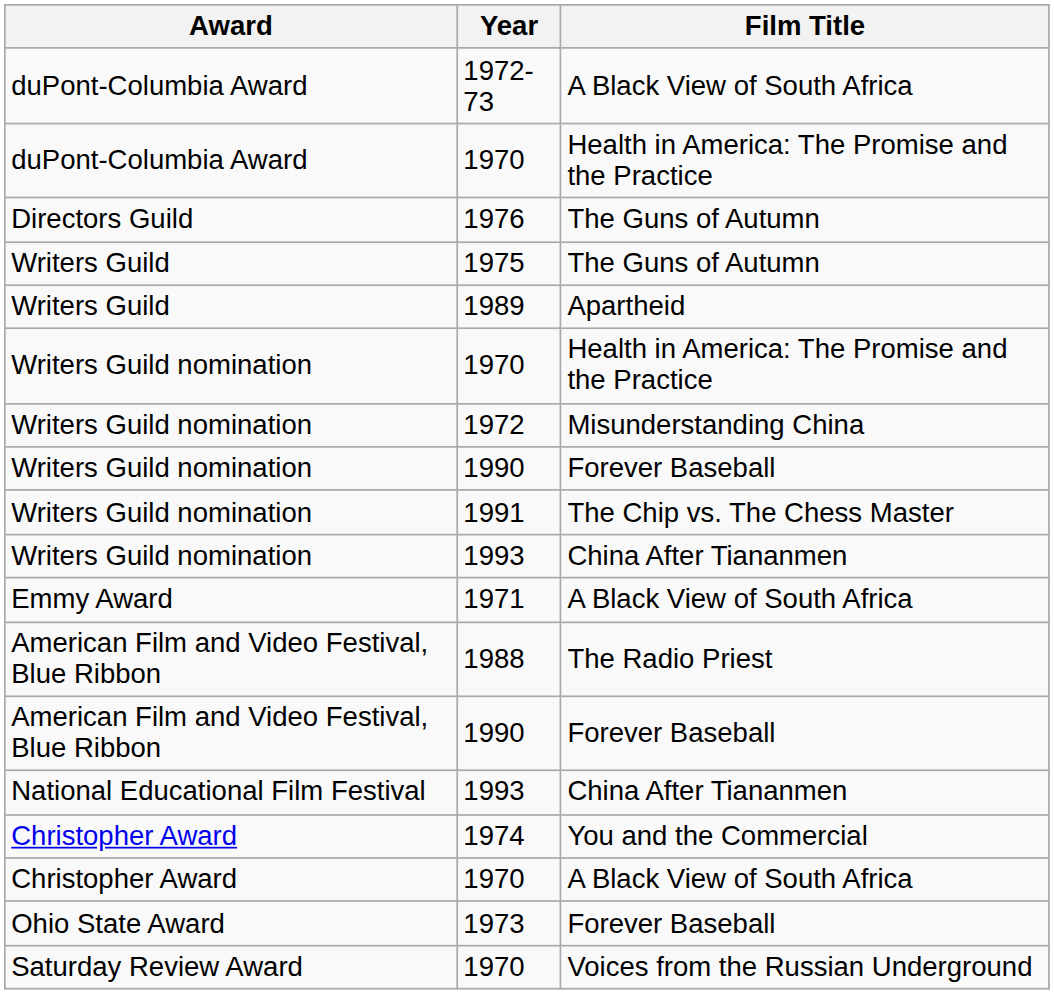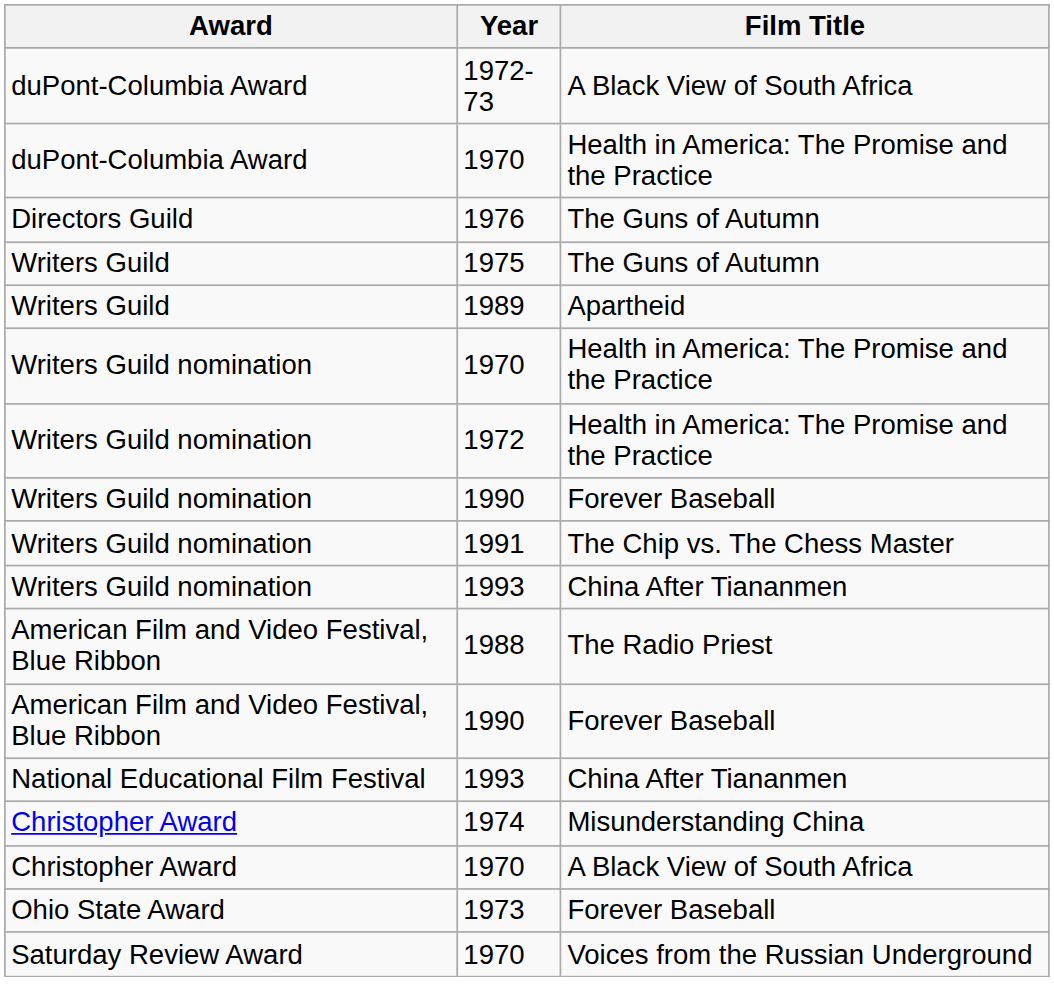(716, 424) Misunderstanding China -> (787, 440) Health in America: The Promise and the Practice
- row: (92, 599)
(718, 835) You and the Commercial -> (716, 823) Misunderstanding China
